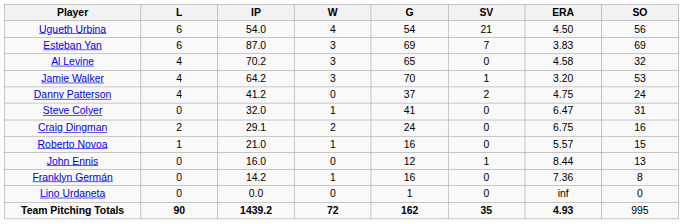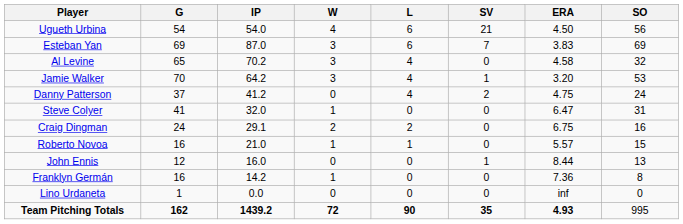columns swapped: (410, 12) <-> (179, 12)
